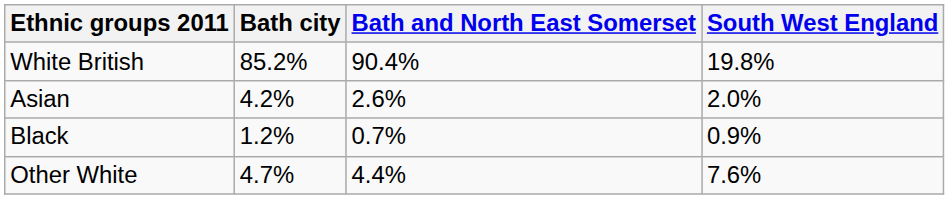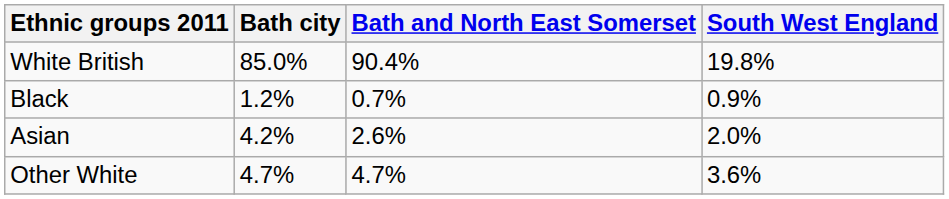(274, 61) 85.2% -> (274, 61) 85.0%
rows swapped: (40, 99) <-> (39, 136)
(379, 174) 4.4% -> (379, 174) 4.7%
(734, 174) 7.6% -> (734, 174) 3.6%
